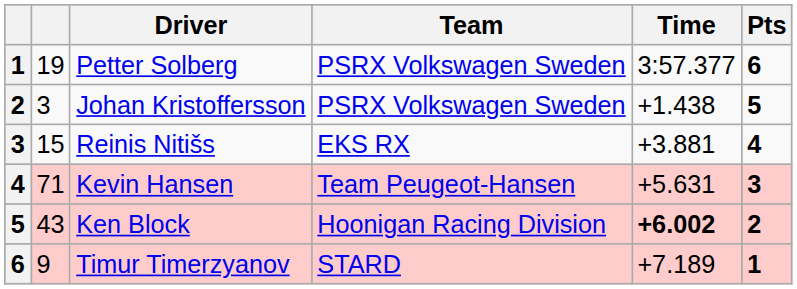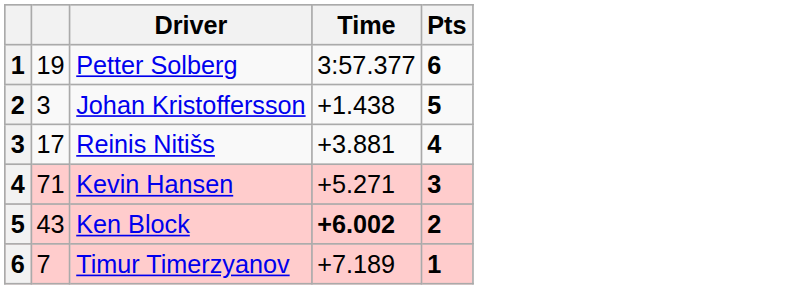- column: (471, 25)
(50, 145) 15 -> (50, 145) 17
(676, 185) +5.631 -> (356, 185) +5.271
(43, 265) 9 -> (43, 265) 7
